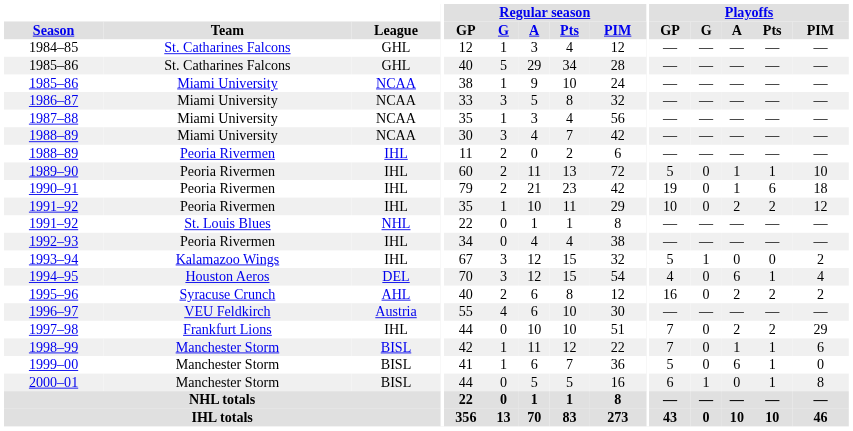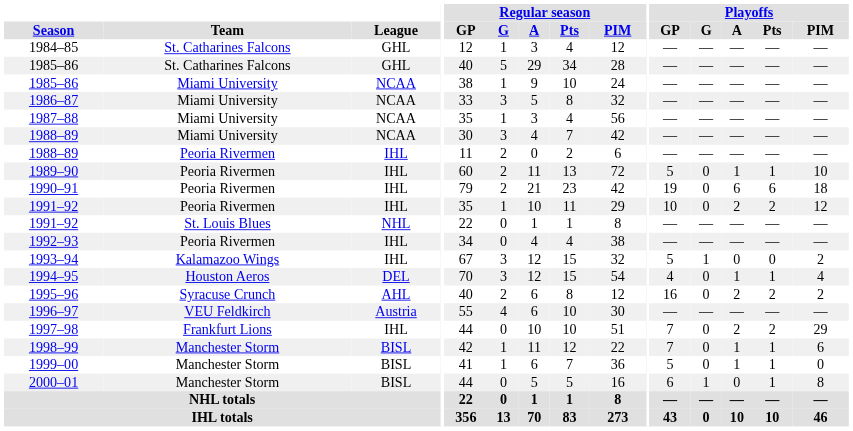(737, 188) 1 -> (737, 188) 6
(737, 276) 6 -> (737, 276) 1
(737, 364) 6 -> (737, 364) 1
